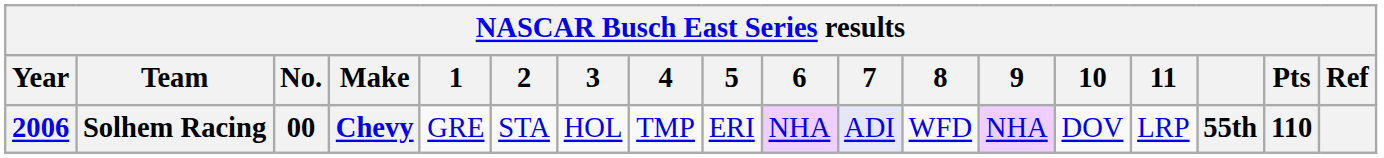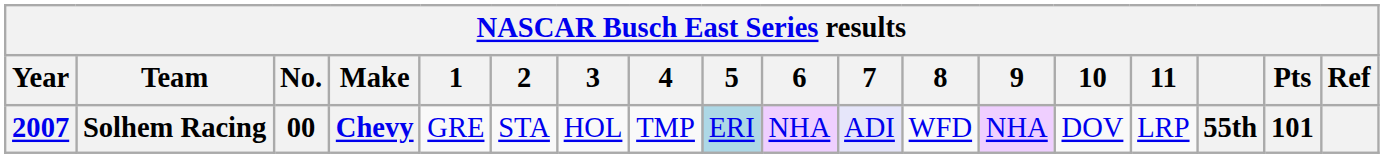(41, 128) 2006 -> (41, 128) 2007
(732, 128) no background -> (732, 128) lightblue background
(1292, 128) 110 -> (1292, 128) 101
